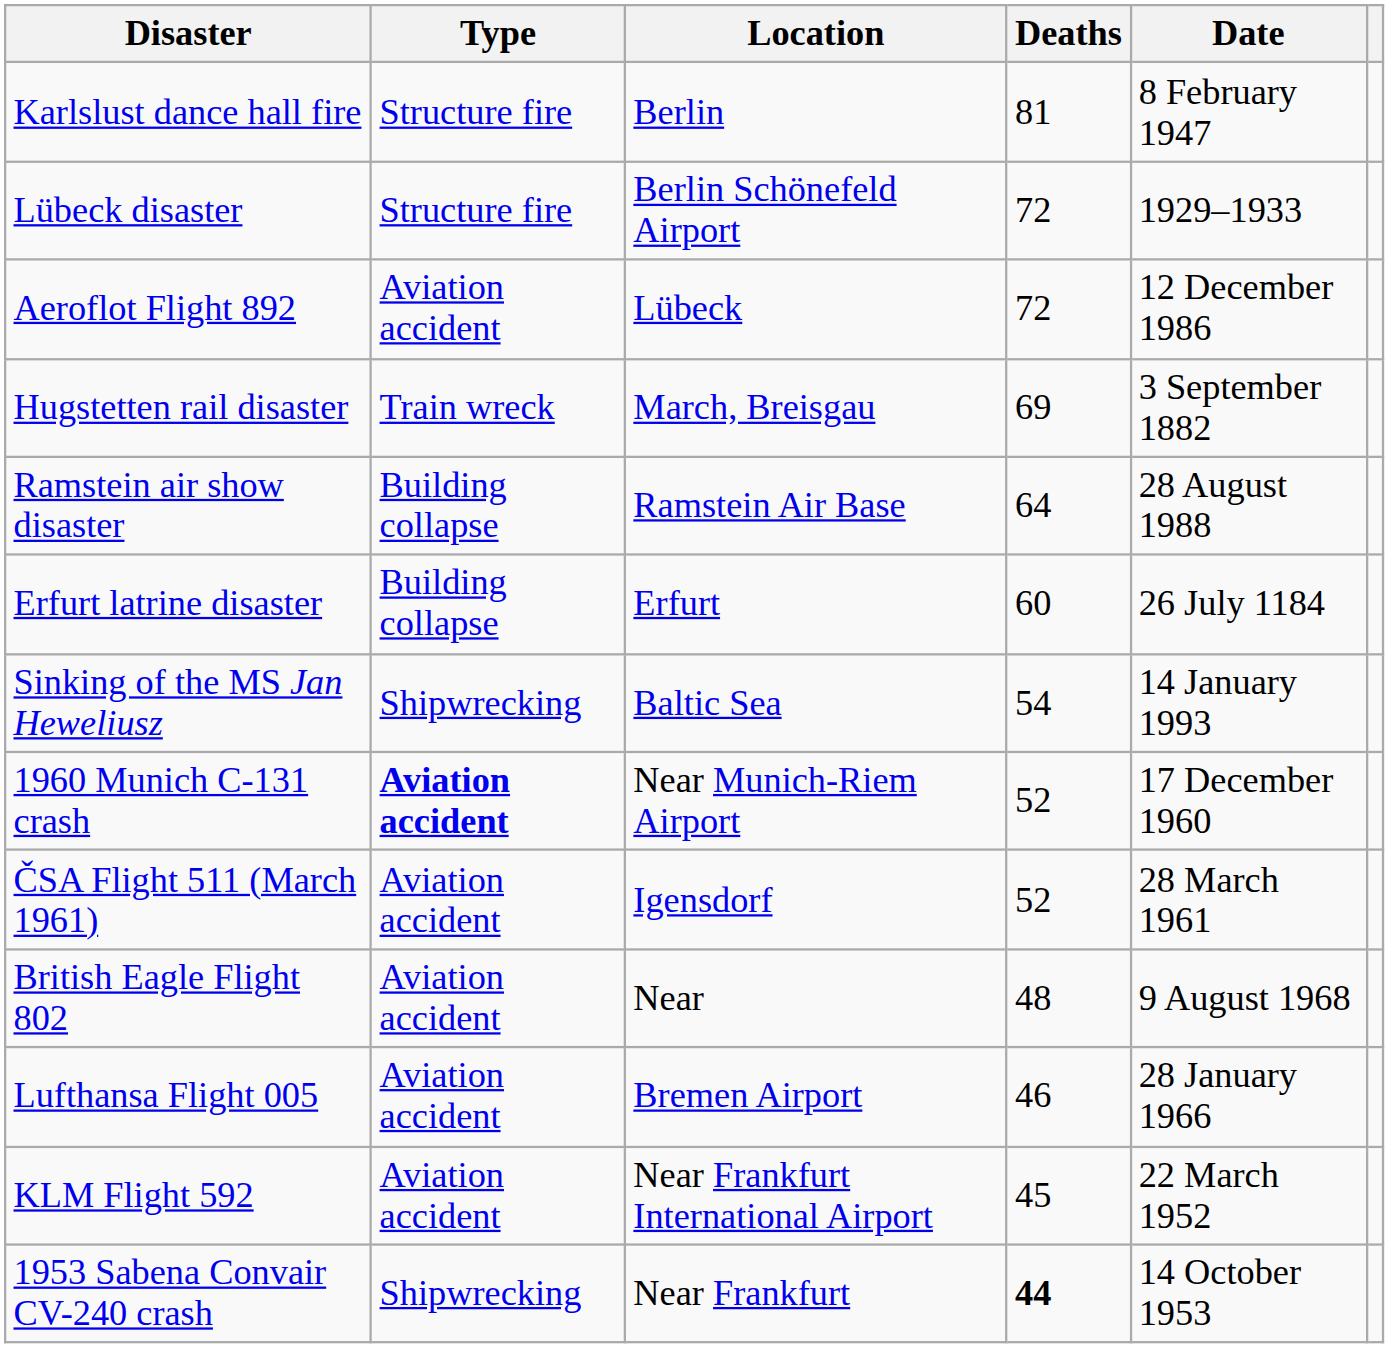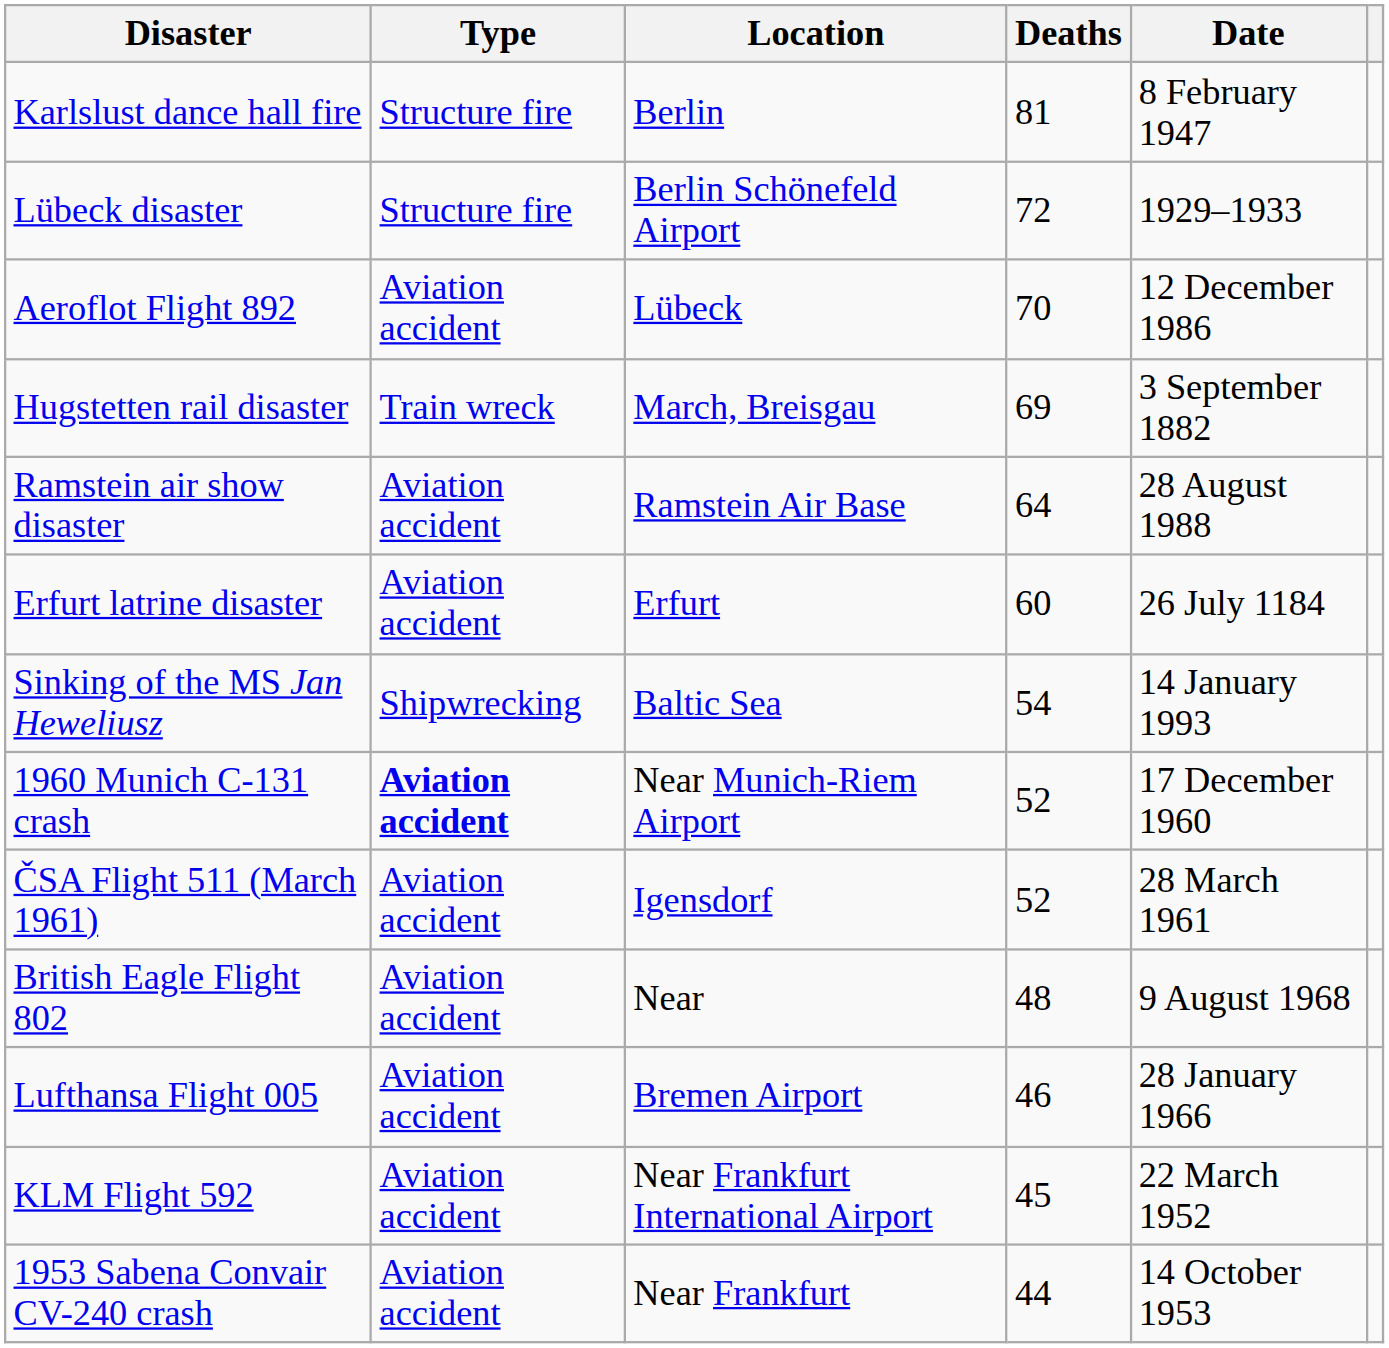(1033, 308) 72 -> (1033, 308) 70
(443, 505) Building collapse -> (442, 505) Aviation accident
(443, 603) Building collapse -> (442, 603) Aviation accident
(480, 1292) Shipwrecking -> (442, 1292) Aviation accident
(1033, 1292) bold -> (1033, 1292) normal
